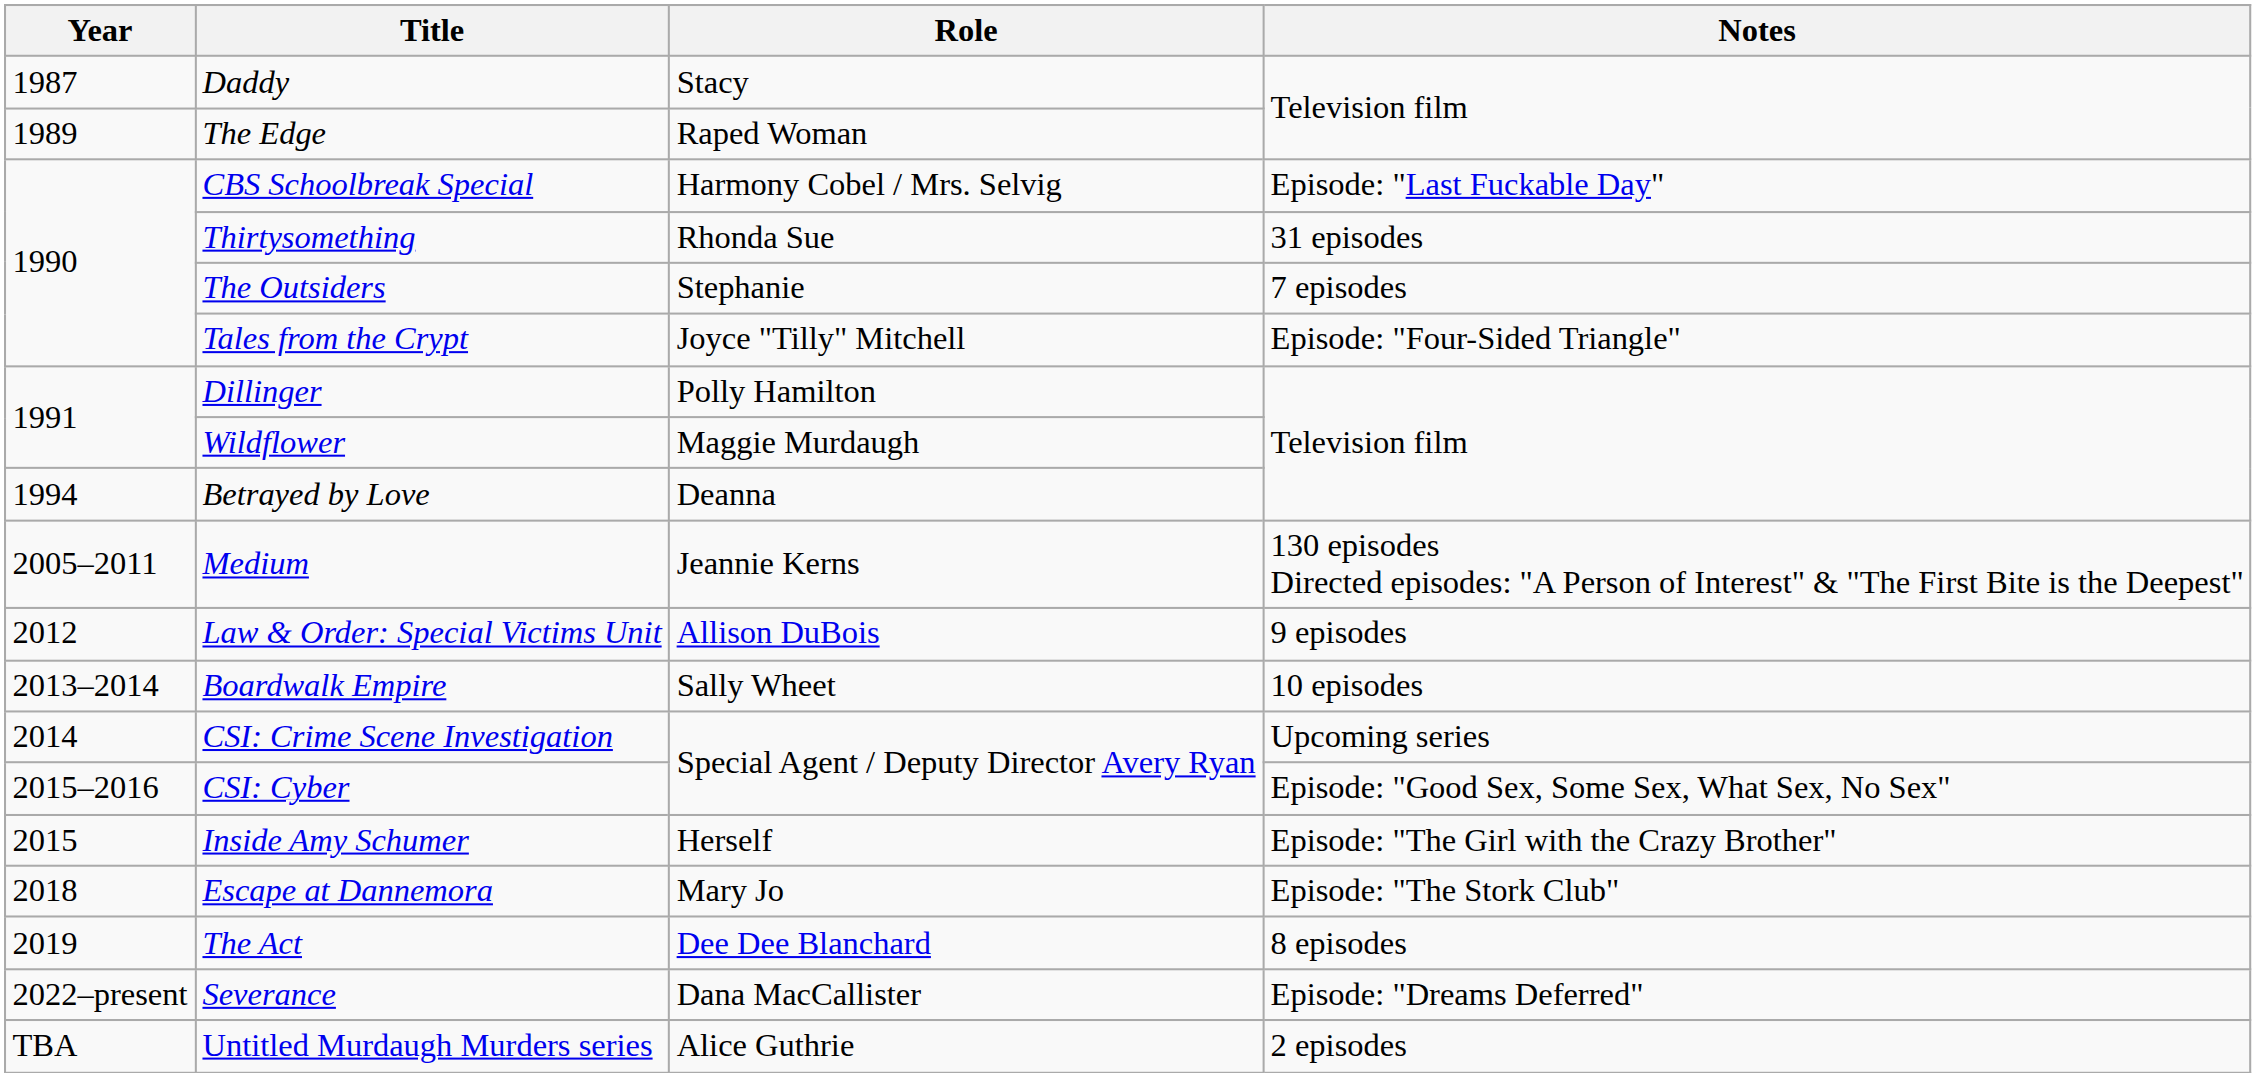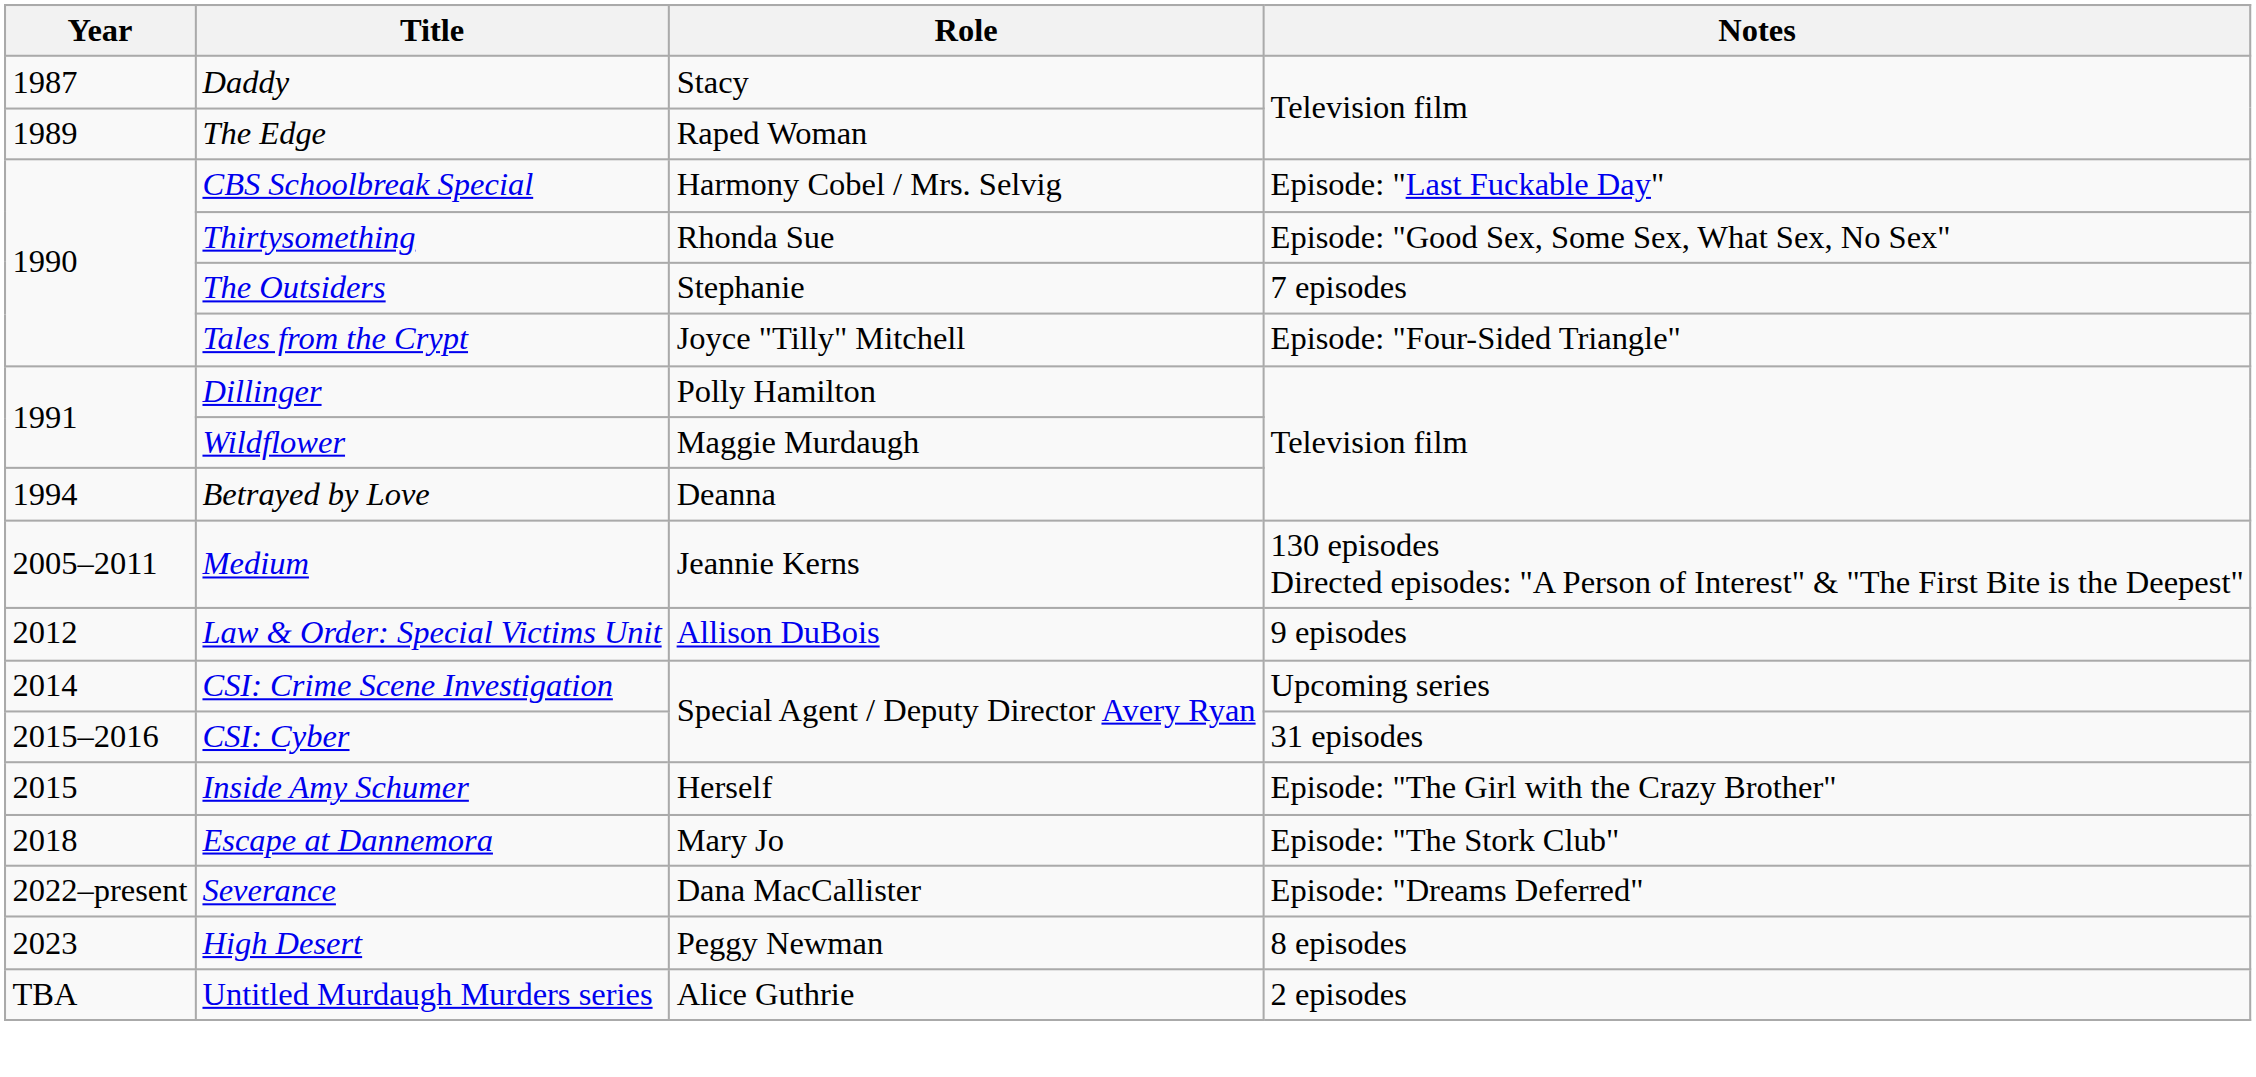(1347, 236) 31 episodes -> (1611, 236) Episode: "Good Sex, Some Sex, What Sex, No Sex"
- row: (324, 684)
(1611, 787) Episode: "Good Sex, Some Sex, What Sex, No Sex" -> (1347, 736) 31 episodes
- row: (252, 942)
+ row: (282, 942)
